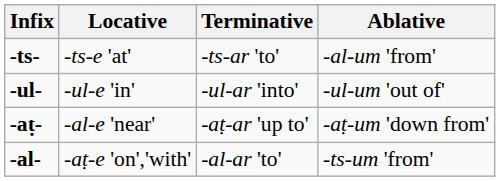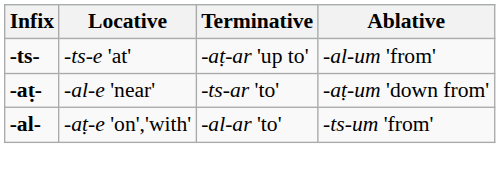(240, 55) -ts-ar 'to' -> (255, 55) -aṭ-ar 'up to'
- row: (26, 90)
(255, 124) -aṭ-ar 'up to' -> (240, 90) -ts-ar 'to'
